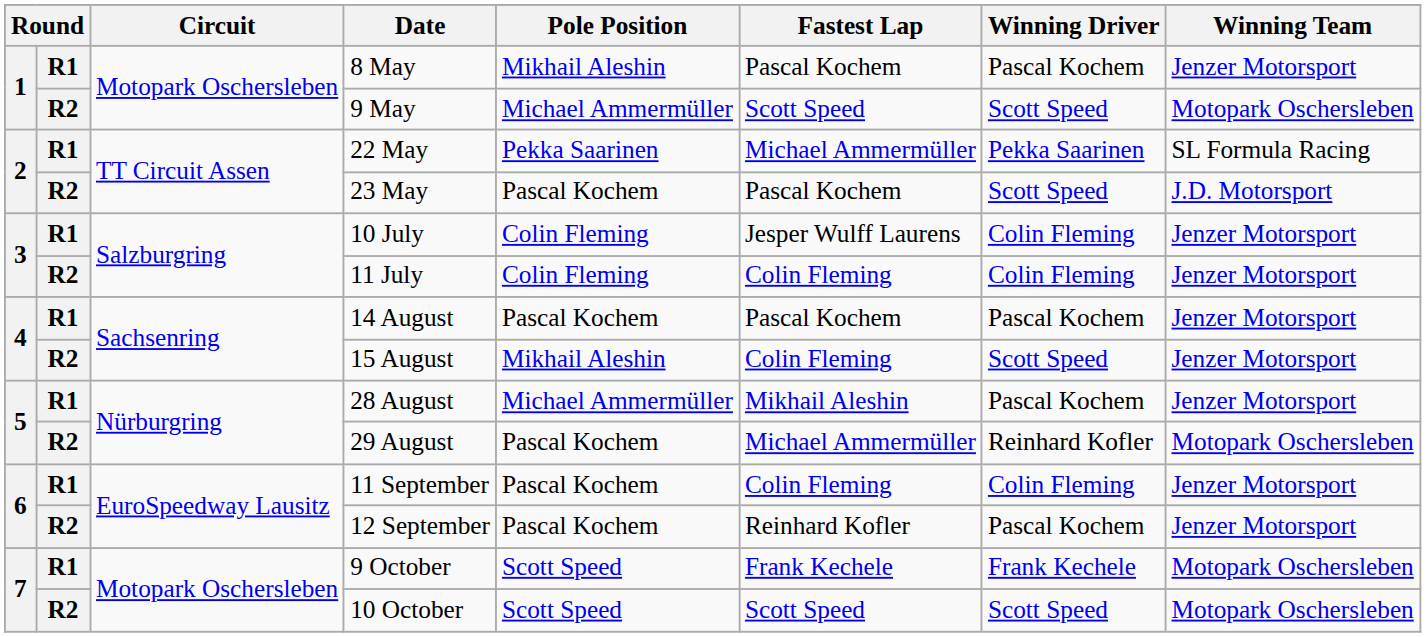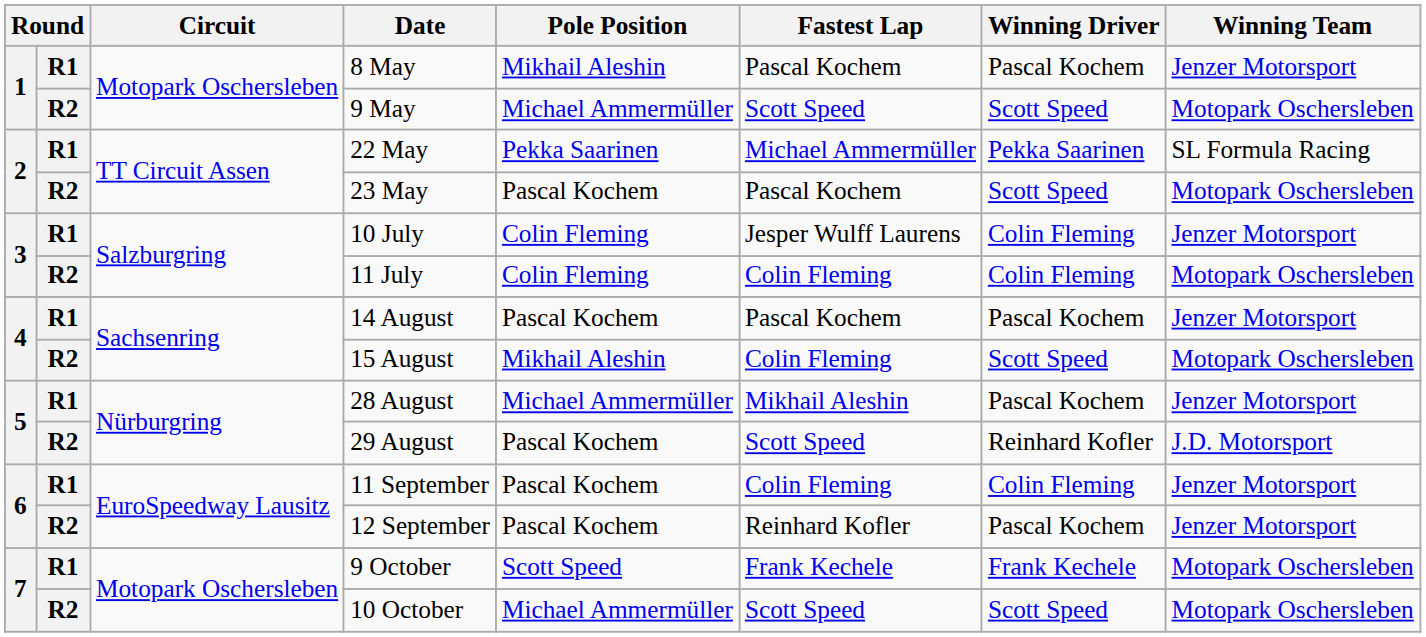(1252, 191) J.D. Motorsport -> (1293, 191) Motopark Oschersleben
(1264, 275) Jenzer Motorsport -> (1293, 275) Motopark Oschersleben
(1264, 358) Jenzer Motorsport -> (1293, 358) Motopark Oschersleben
(860, 442) Michael Ammermüller -> (805, 442) Scott Speed
(1293, 442) Motopark Oschersleben -> (1252, 442) J.D. Motorsport
(562, 609) Scott Speed -> (617, 609) Michael Ammermüller
